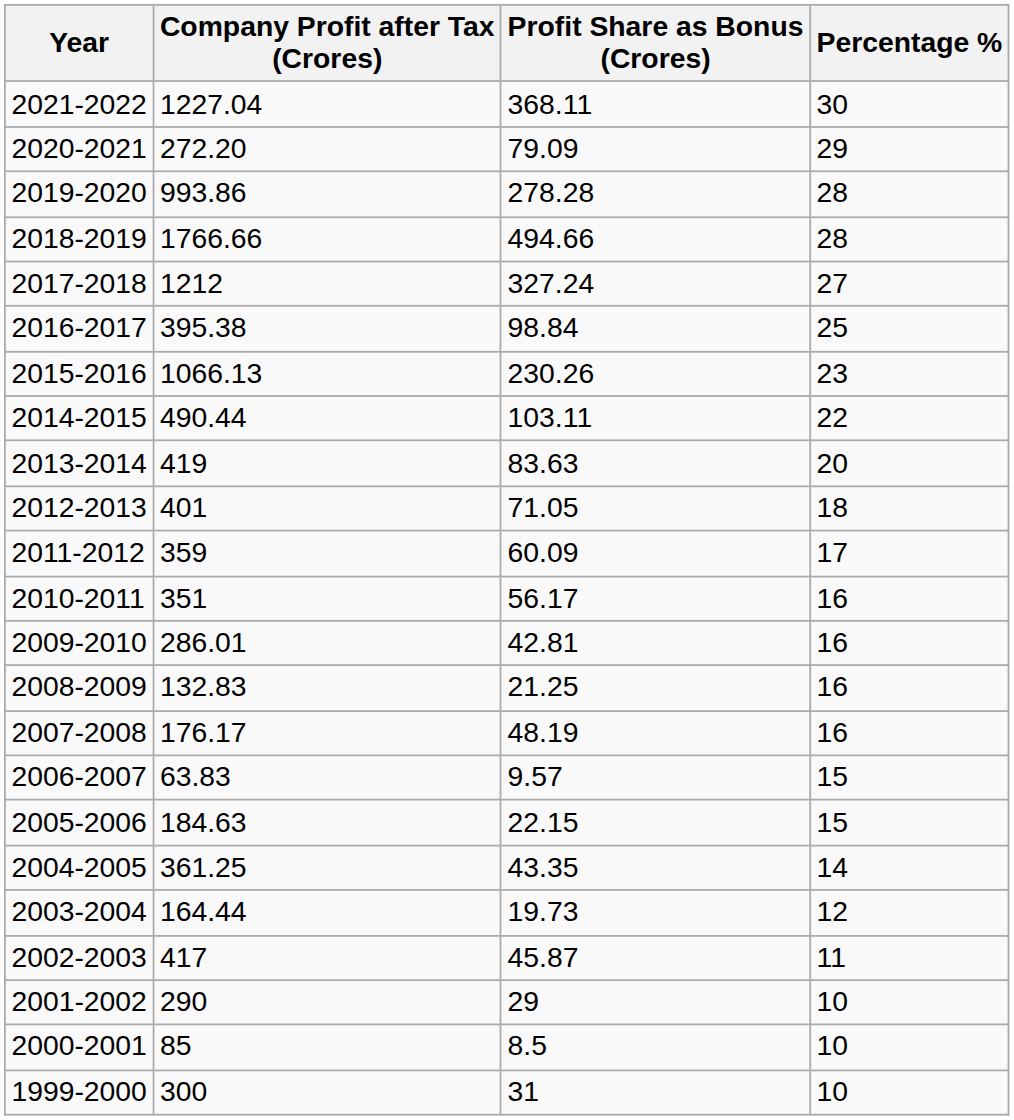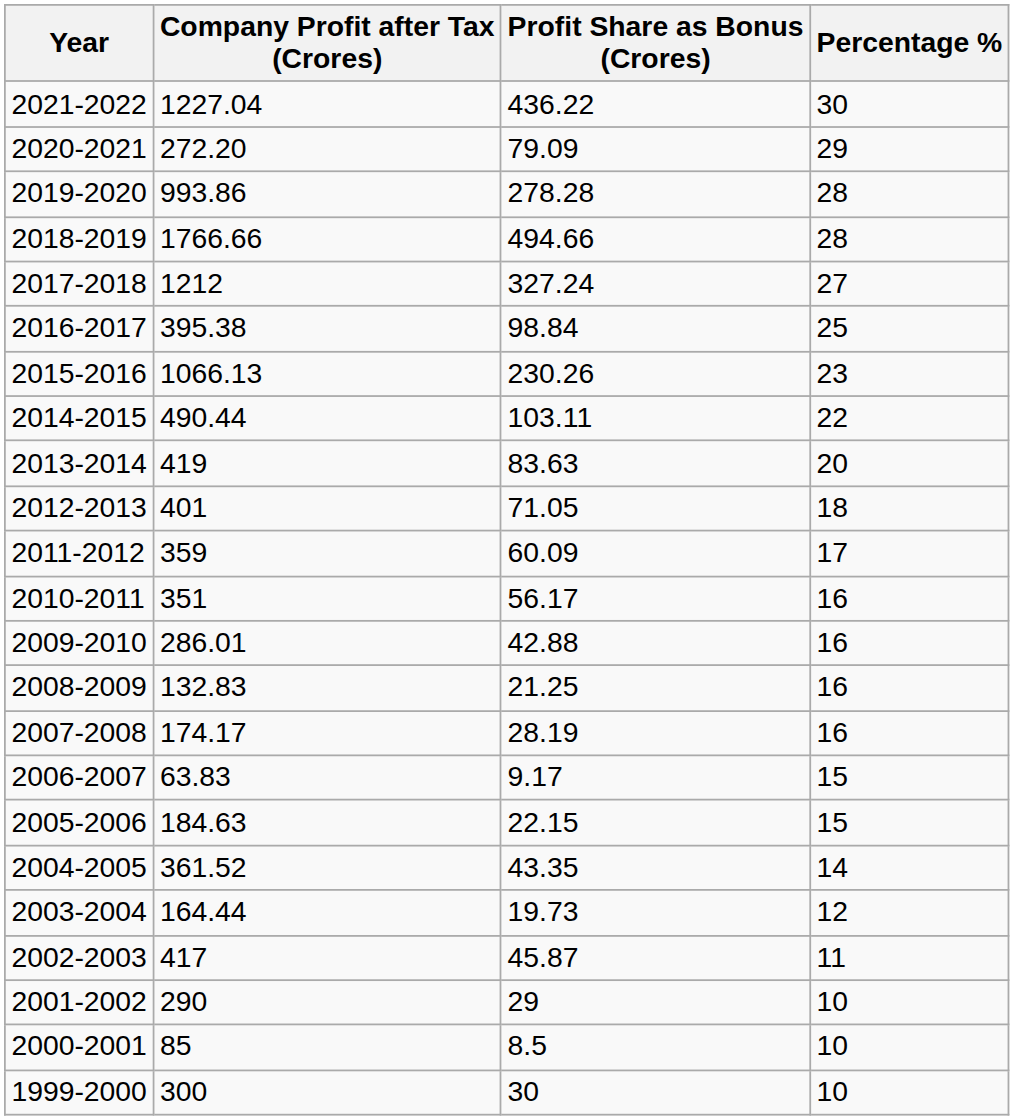(550, 103) 368.11 -> (551, 103) 436.22
(543, 642) 42.81 -> (543, 642) 42.88
(203, 732) 176.17 -> (203, 732) 174.17
(543, 732) 48.19 -> (543, 732) 28.19
(535, 777) 9.57 -> (535, 777) 9.17
(203, 867) 361.25 -> (203, 867) 361.52
(523, 1091) 31 -> (523, 1091) 30
